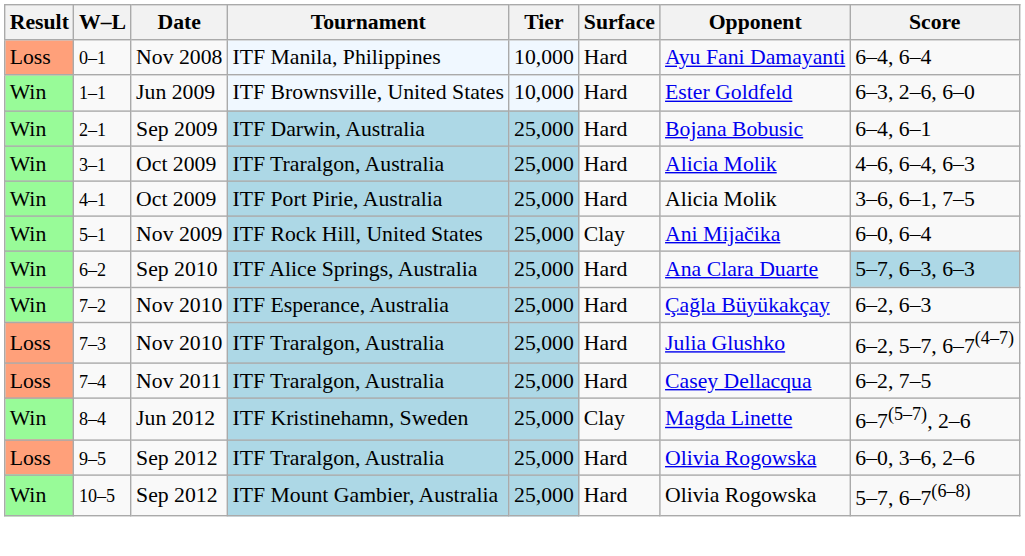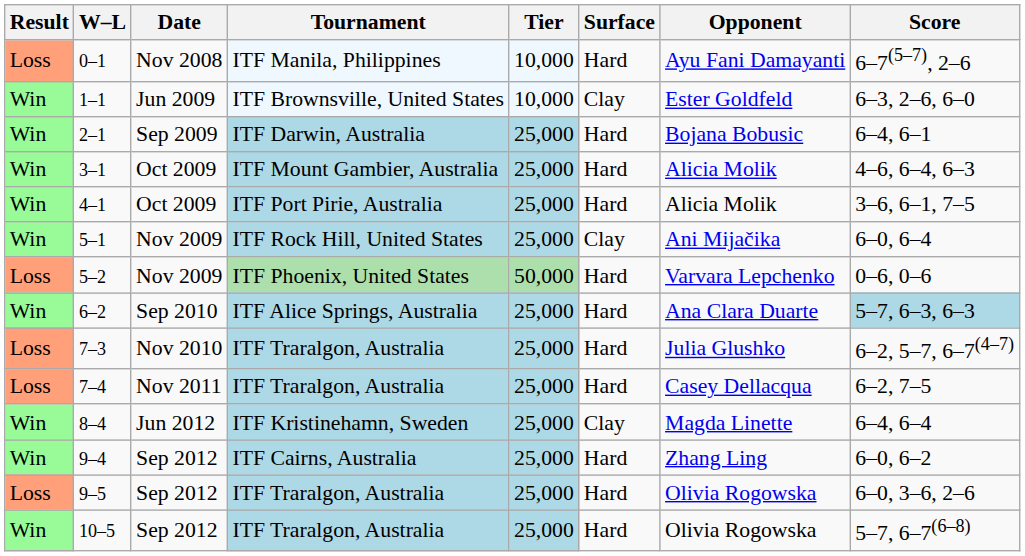(893, 56) 6–4, 6–4 -> (913, 59) 6–7(5–7), 2–6
(606, 92) Hard -> (604, 98) Clay
(338, 162) ITF Traralgon, Australia -> (365, 168) ITF Mount Gambier, Australia
+ row: (93, 275)
- row: (93, 305)
(913, 418) 6–7(5–7), 2–6 -> (893, 421) 6–4, 6–4
+ row: (93, 457)
(365, 494) ITF Mount Gambier, Australia -> (338, 529) ITF Traralgon, Australia
